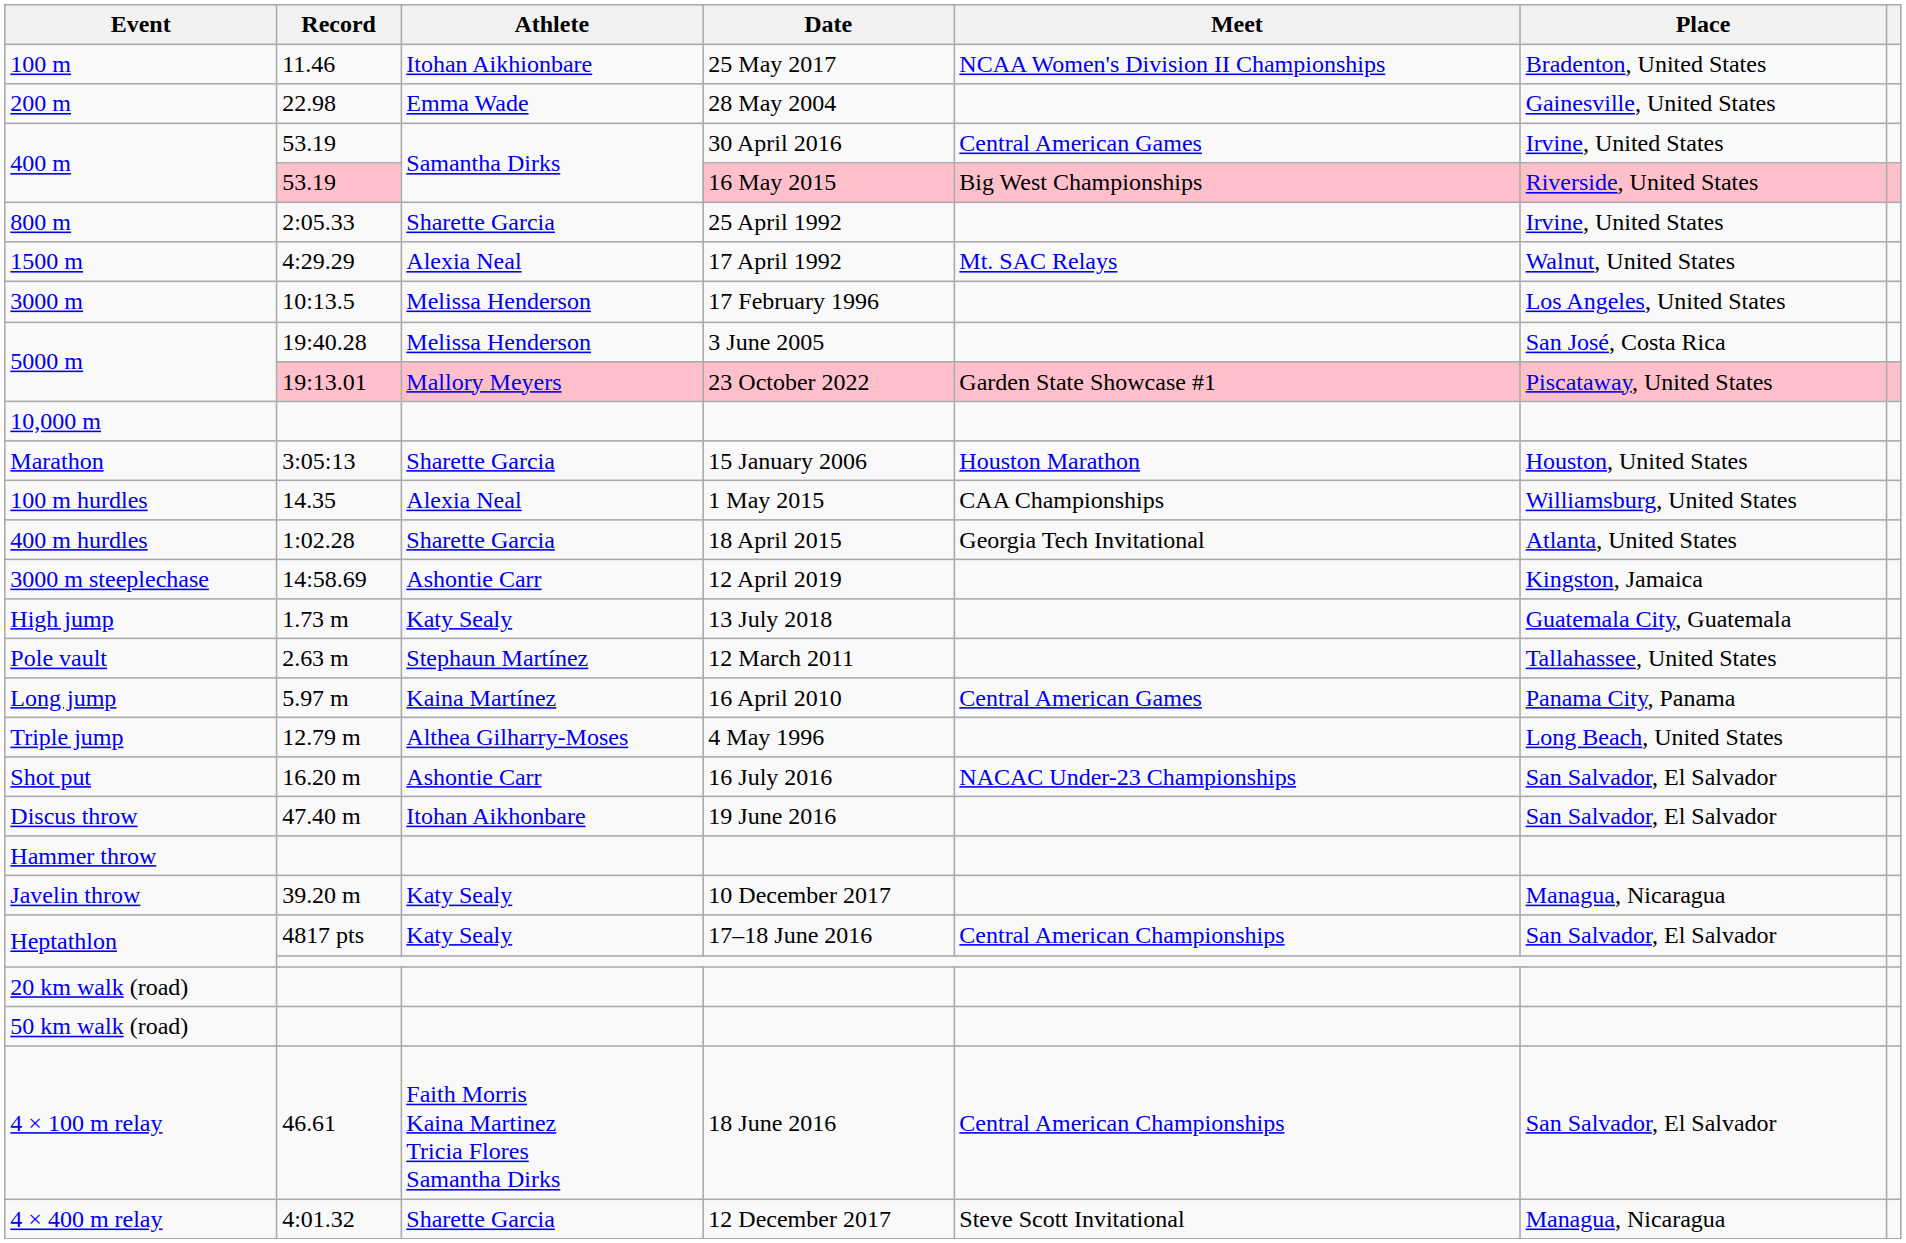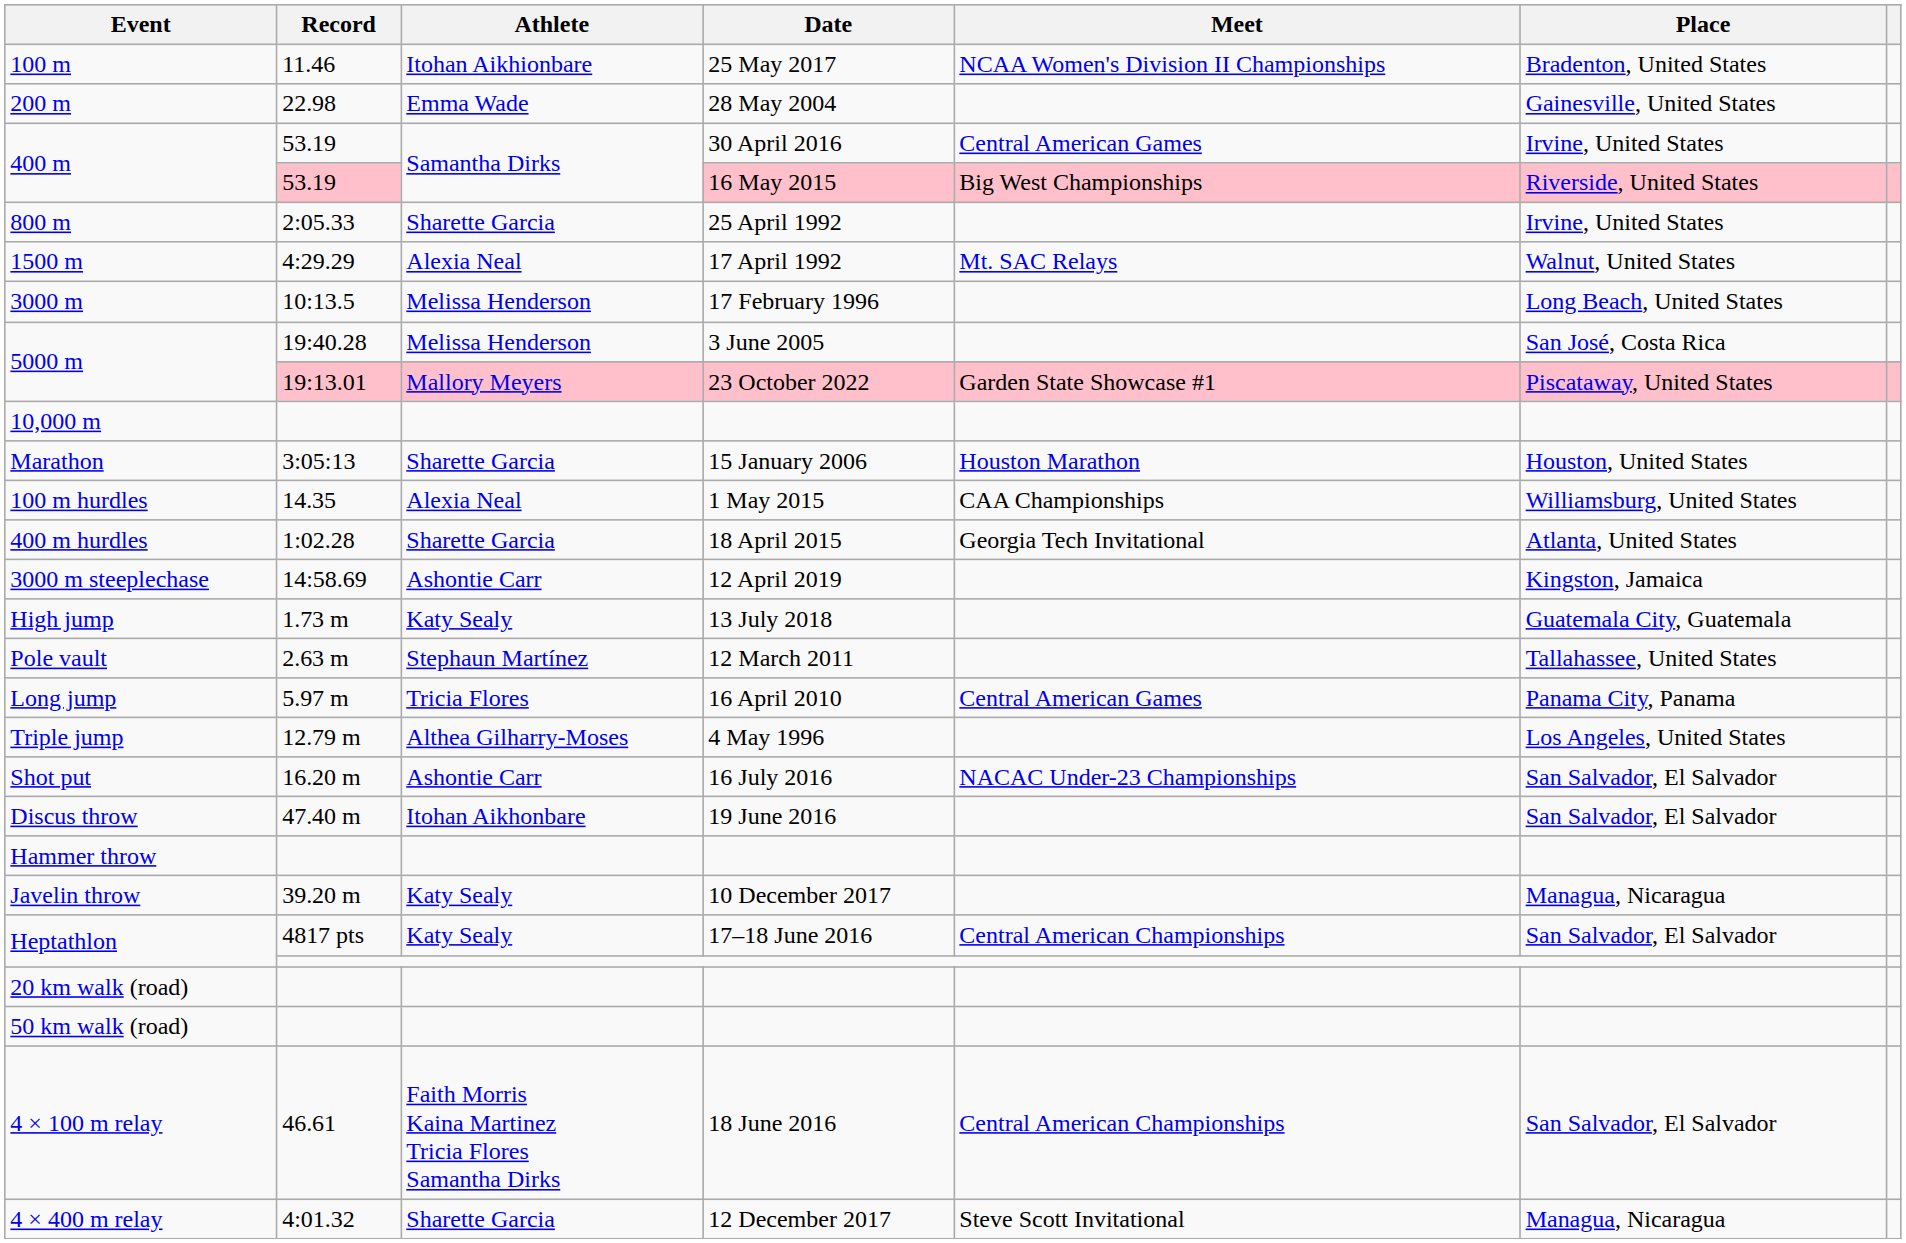(1656, 301) Los Angeles, United States -> (1654, 301) Long Beach, United States
(481, 697) Kaina Martínez -> (468, 697) Tricia Flores
(1654, 737) Long Beach, United States -> (1656, 737) Los Angeles, United States
